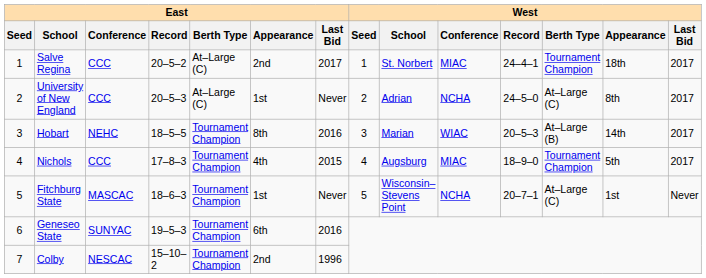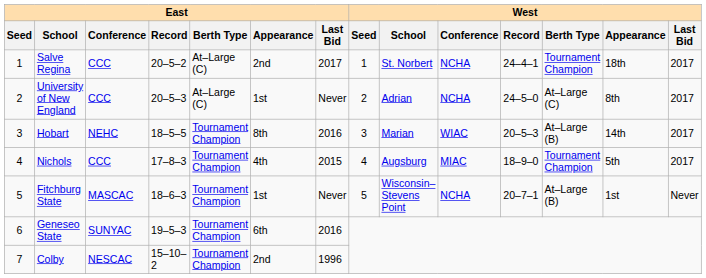(453, 64) MIAC -> (455, 64) NCHA
(566, 196) At–Large (C) -> (566, 196) At–Large (B)
